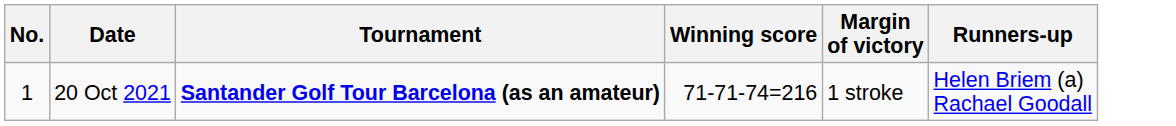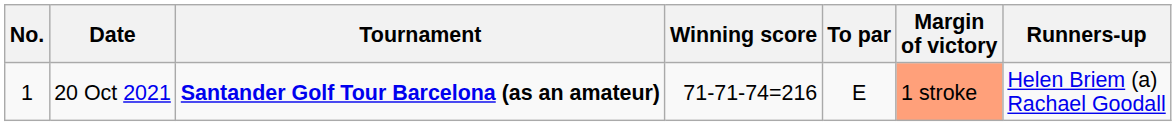+ column: (859, 34)
(865, 92) no background -> (939, 92) lightsalmon background
